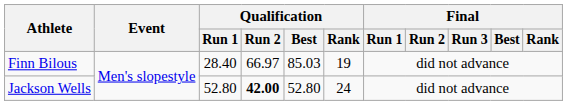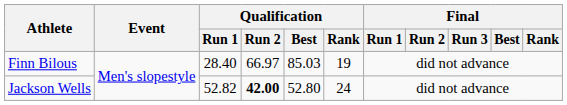(220, 88) 52.80 -> (220, 88) 52.82
